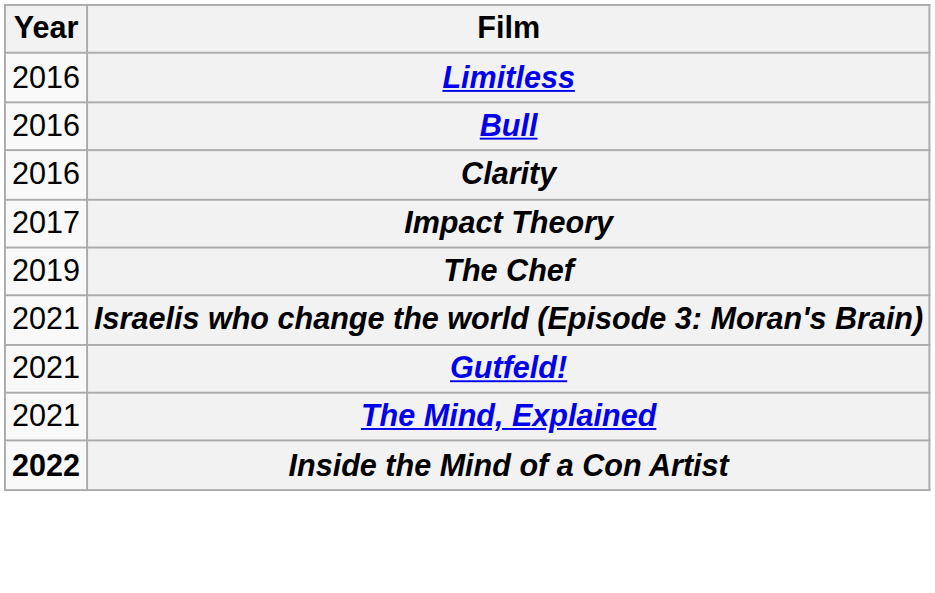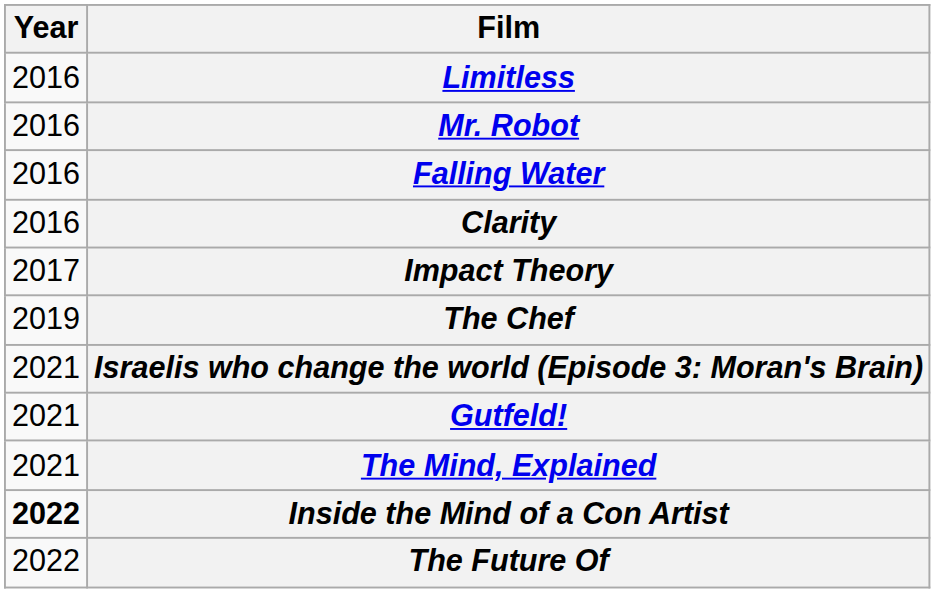- row: (509, 125)
+ row: (509, 125)
+ row: (509, 174)
+ row: (509, 561)
